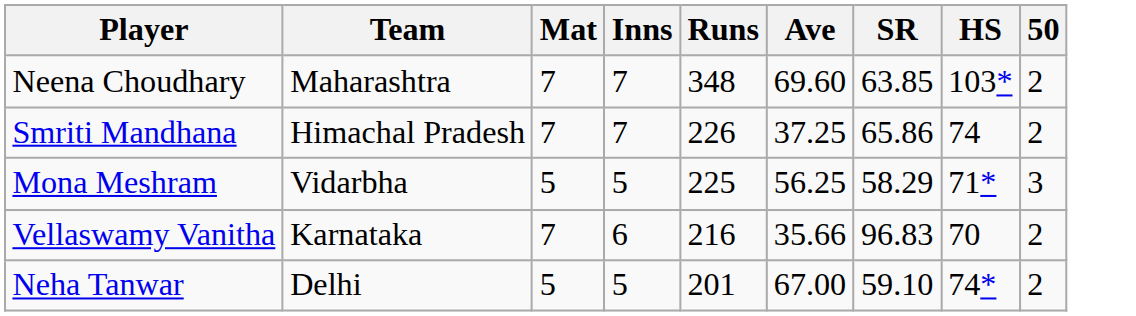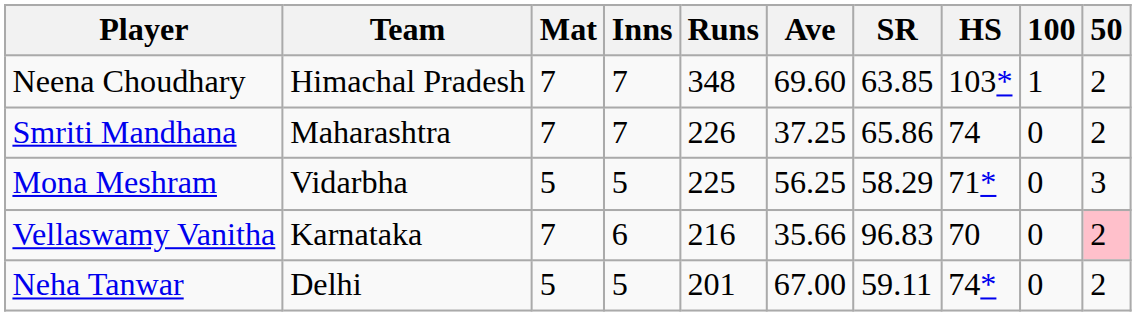+ column: (1051, 30)
(371, 81) Maharashtra -> (408, 81) Himachal Pradesh
(408, 132) Himachal Pradesh -> (371, 132) Maharashtra
(1035, 234) no background -> (1098, 234) pink background
(897, 285) 59.10 -> (897, 285) 59.11
